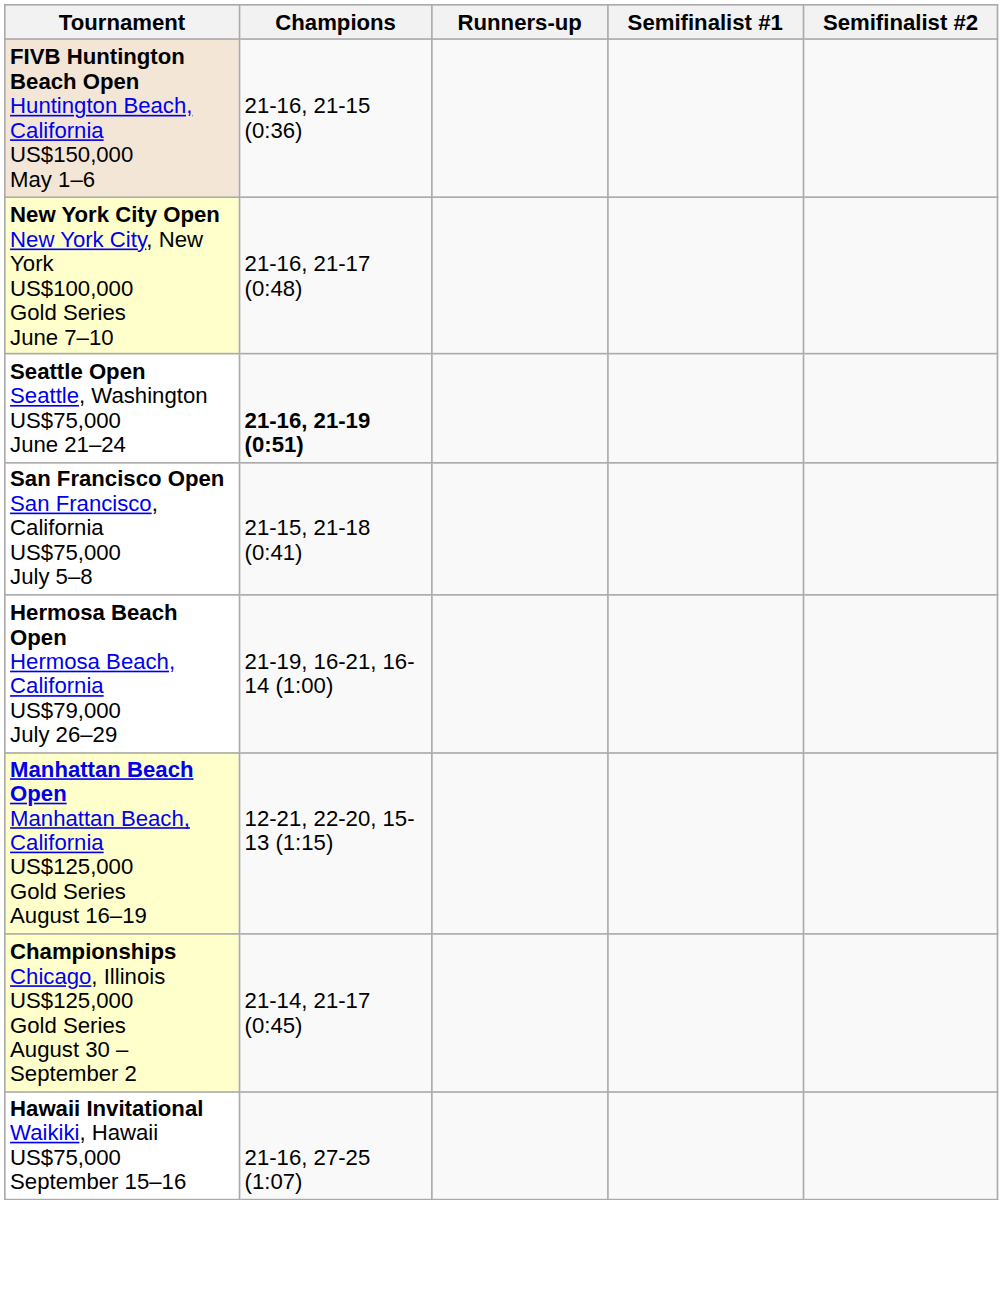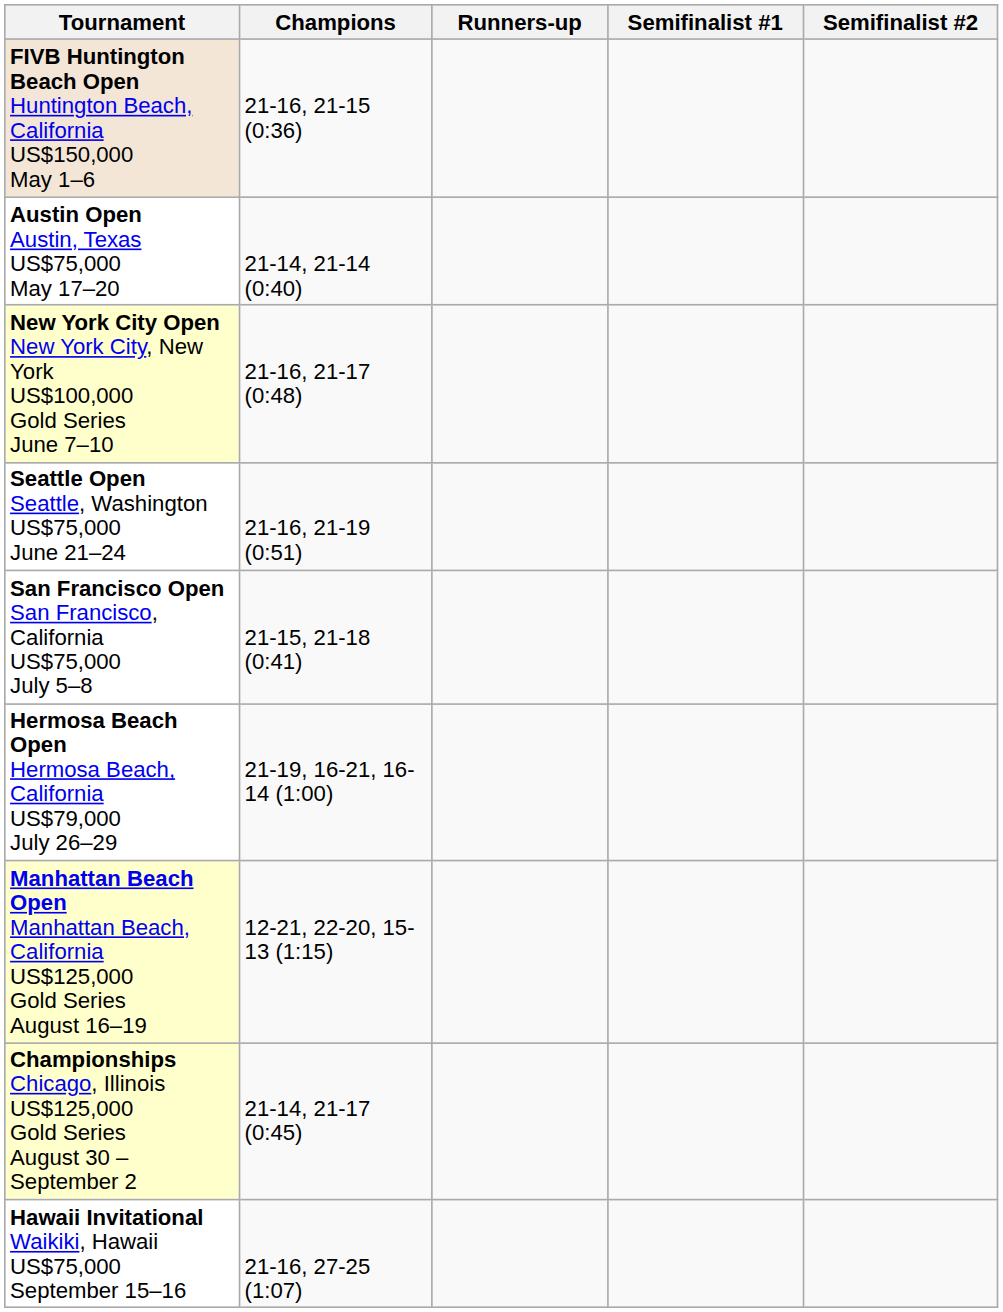+ row: (76, 251)
(307, 432) bold -> (307, 541) normal
